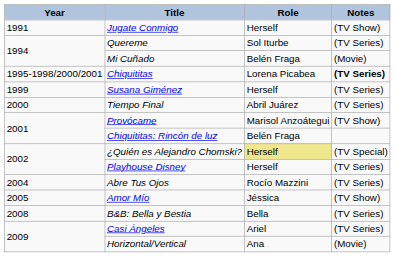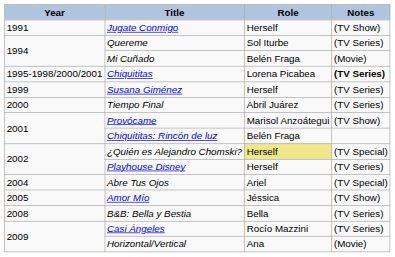(277, 183) Rocío Mazzini -> (256, 183) Ariel
(359, 183) (TV Series) -> (361, 183) (TV Special)
(256, 229) Ariel -> (277, 229) Rocío Mazzini
